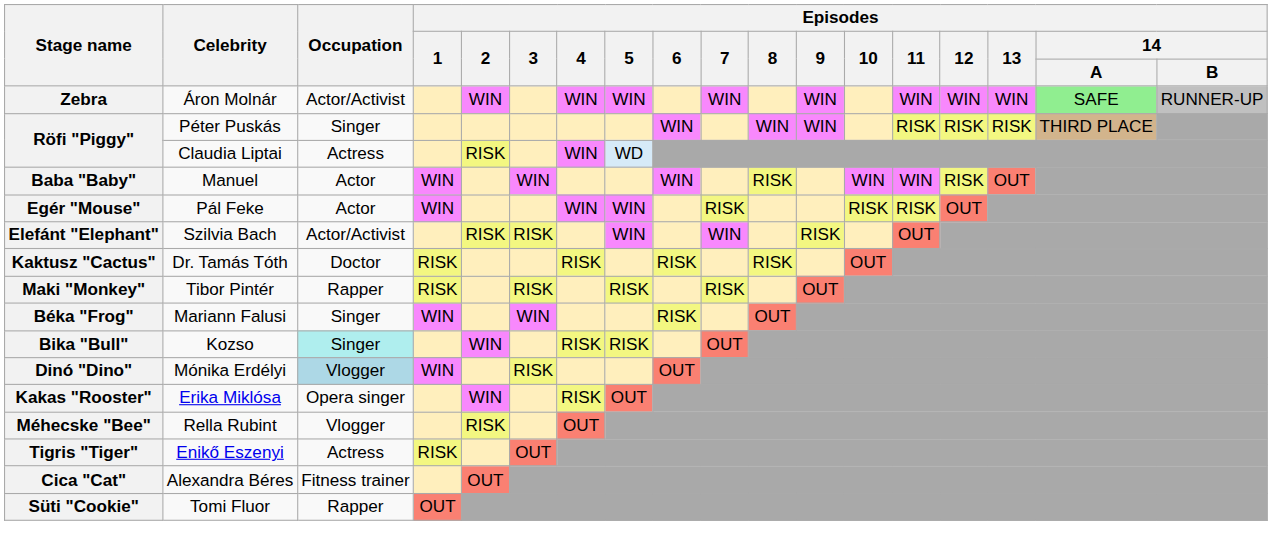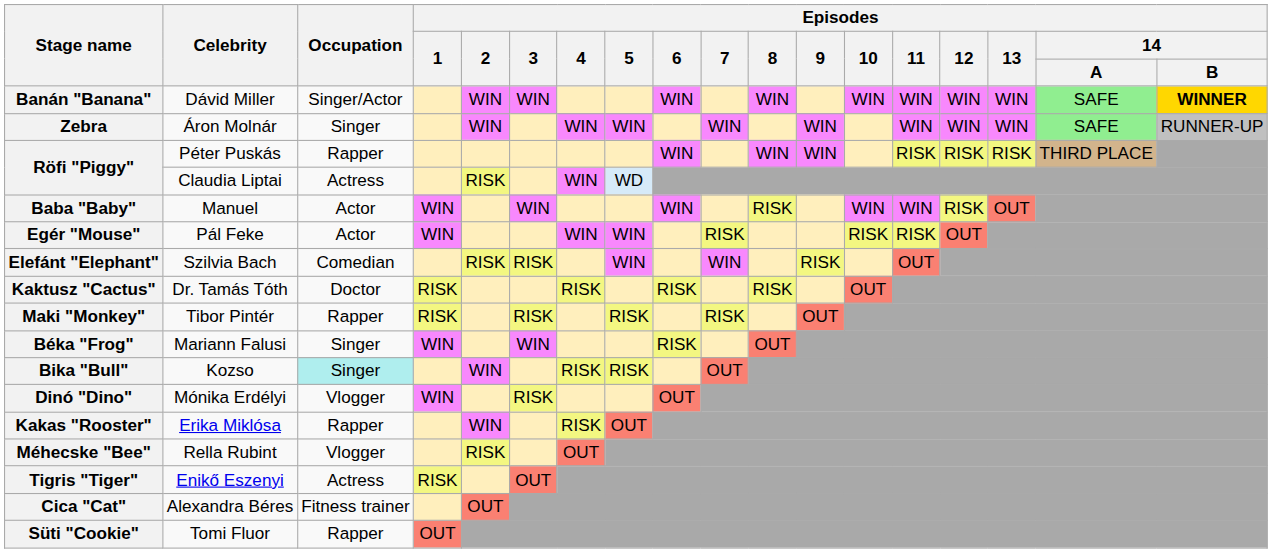+ row: (84, 99)
(355, 99) Actor/Activist -> (355, 126) Singer
(355, 126) Singer -> (355, 153) Rapper
(355, 235) Actor/Activist -> (355, 262) Comedian
(355, 371) lightblue background -> (355, 398) no background
(355, 398) Opera singer -> (355, 425) Rapper
